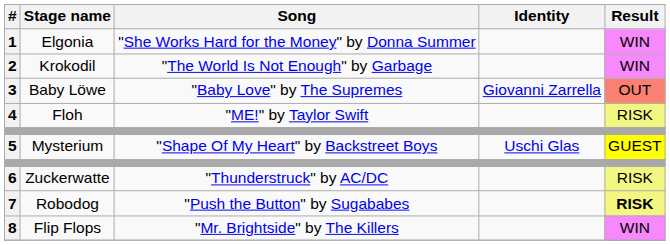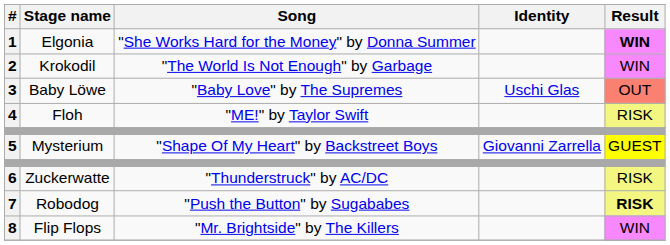(635, 41) normal -> (635, 41) bold
(542, 90) Giovanni Zarrella -> (542, 90) Uschi Glas
(542, 147) Uschi Glas -> (542, 147) Giovanni Zarrella
